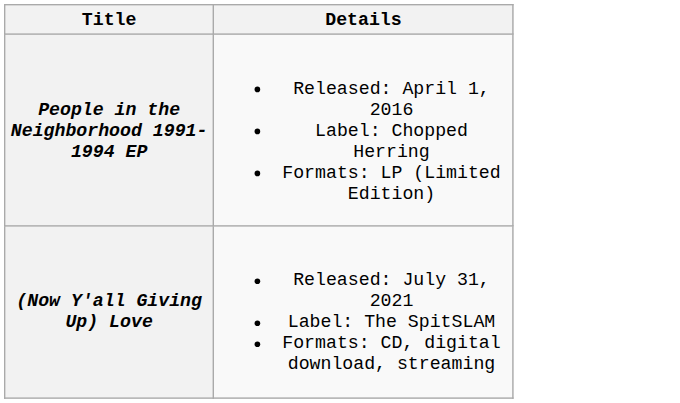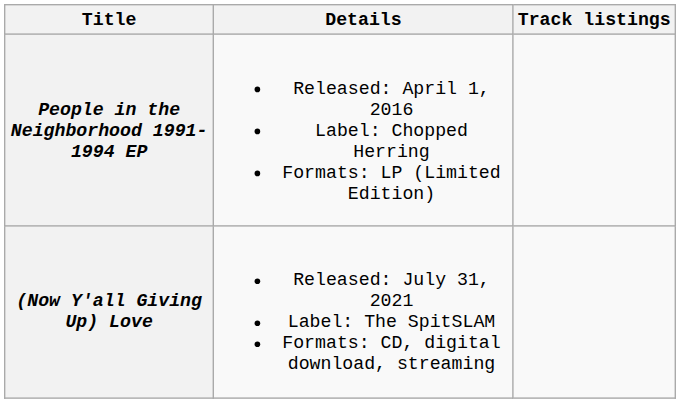+ column: (594, 20)
